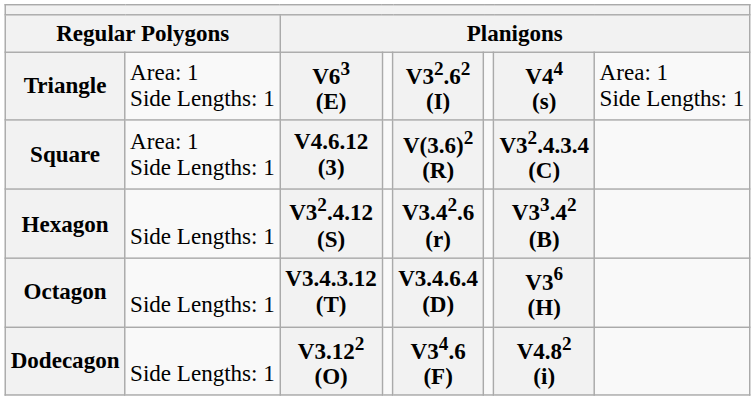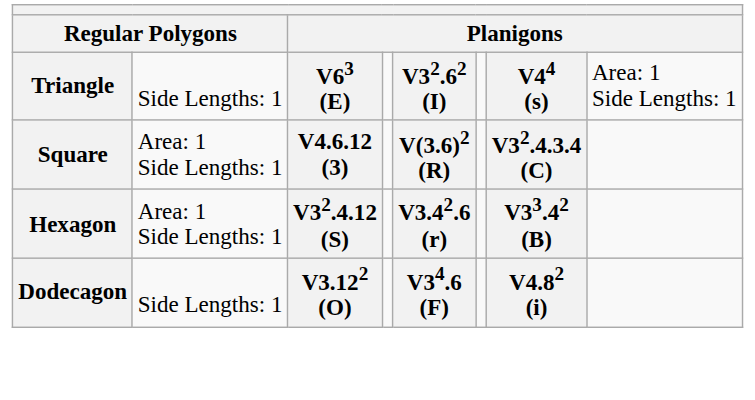(202, 85) Area: 1 Side Lengths: 1 -> (210, 98) Side Lengths: 1
(202, 236) Side Lengths: 1 -> (210, 223) Area: 1 Side Lengths: 1
- row: (65, 292)
